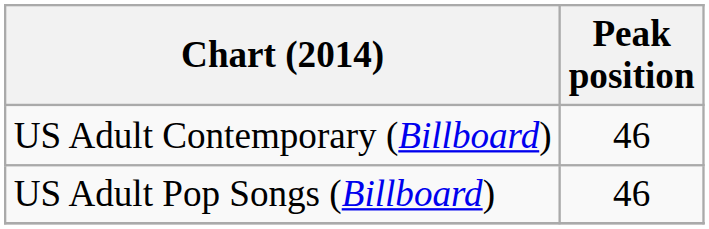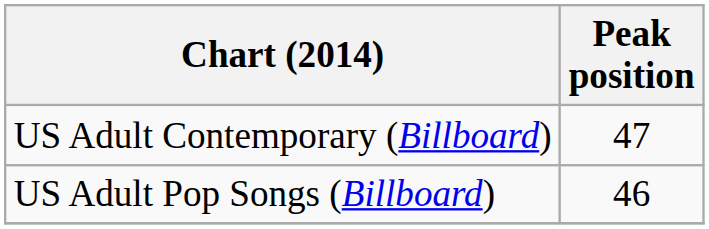(632, 134) 46 -> (632, 134) 47
